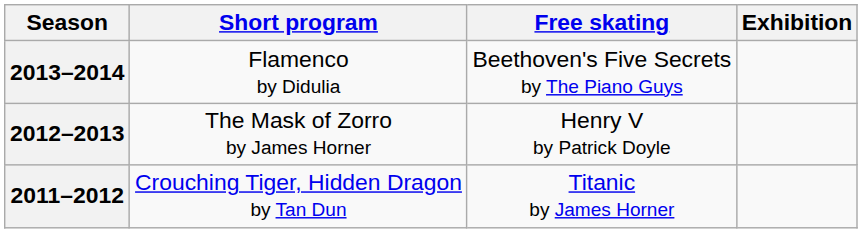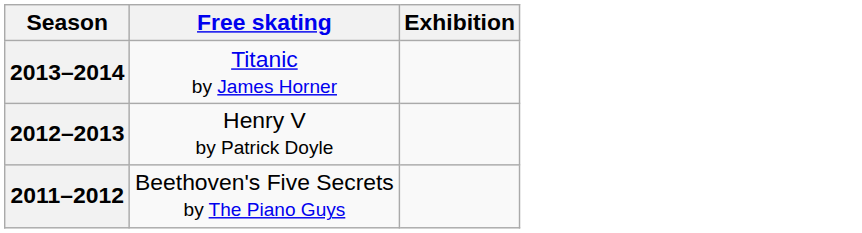- column: (298, 22)
(602, 71) Beethoven's Five Secrets by The Piano Guys -> (264, 71) Titanic by James Horner
(602, 195) Titanic by James Horner -> (264, 195) Beethoven's Five Secrets by The Piano Guys
